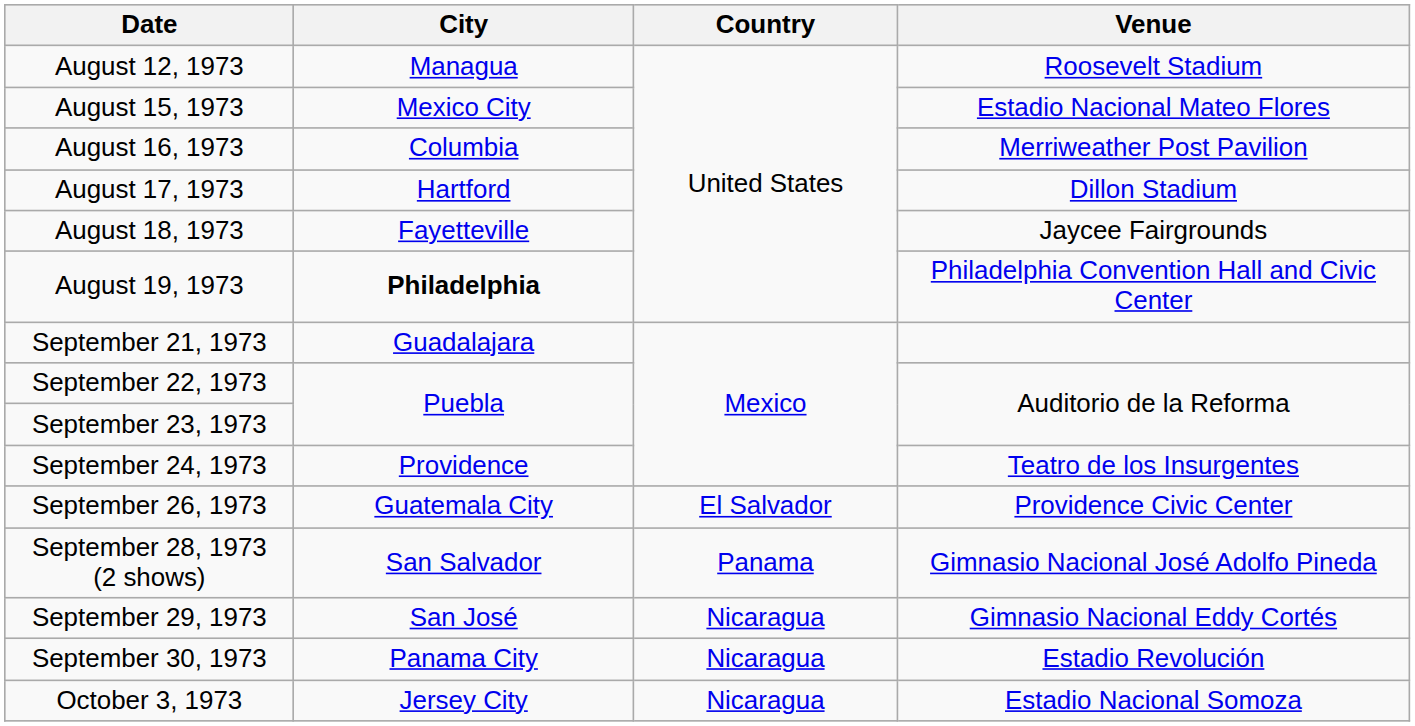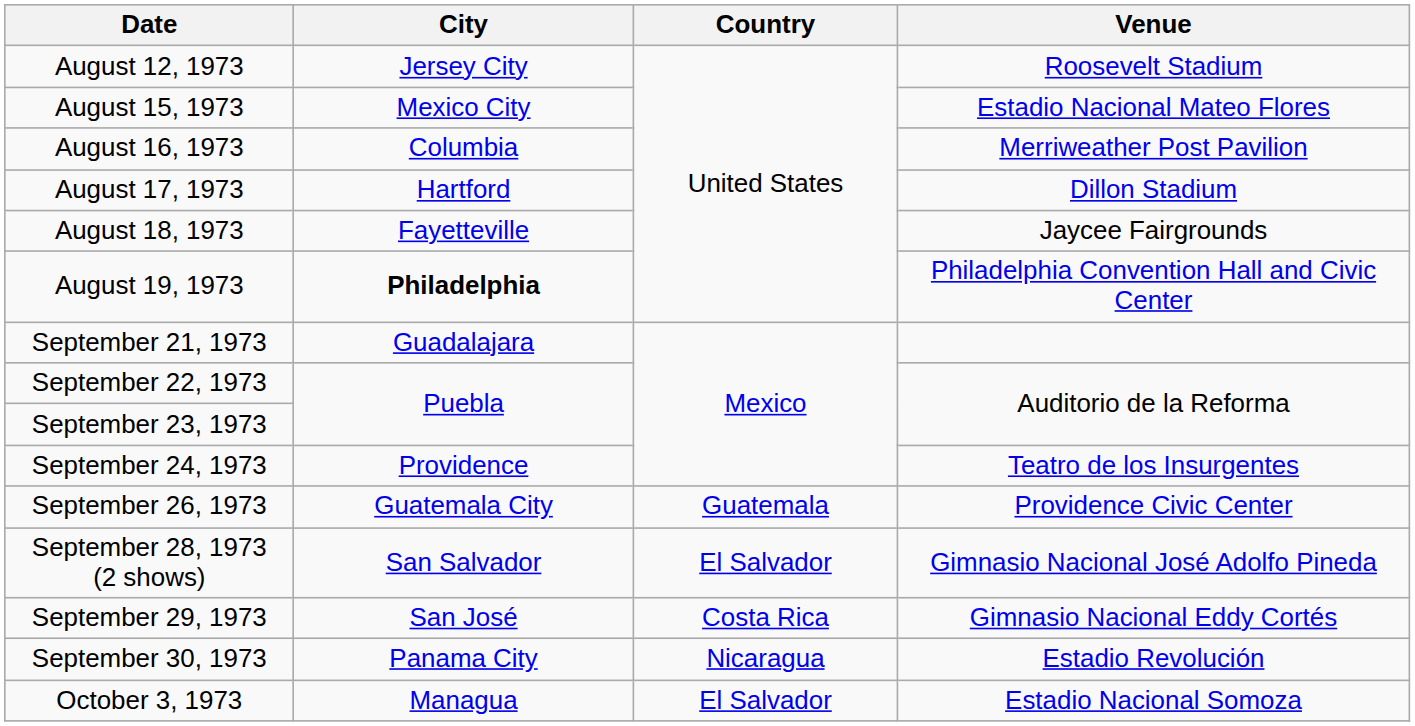(464, 66) Managua -> (464, 66) Jersey City
(765, 506) El Salvador -> (765, 506) Guatemala
(765, 562) Panama -> (765, 562) El Salvador
(765, 617) Nicaragua -> (765, 617) Costa Rica
(464, 699) Jersey City -> (464, 699) Managua
(765, 699) Nicaragua -> (765, 699) El Salvador
